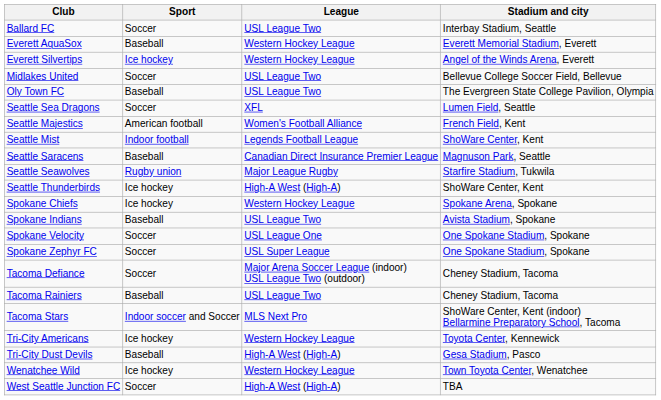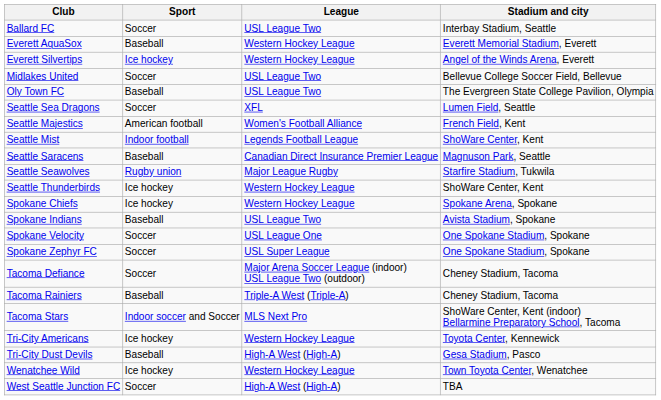(292, 188) High-A West (High-A) -> (299, 188) Western Hockey League
(283, 295) USL League Two -> (297, 295) Triple-A West (Triple-A)
